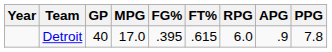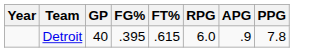- column: (130, 15)
